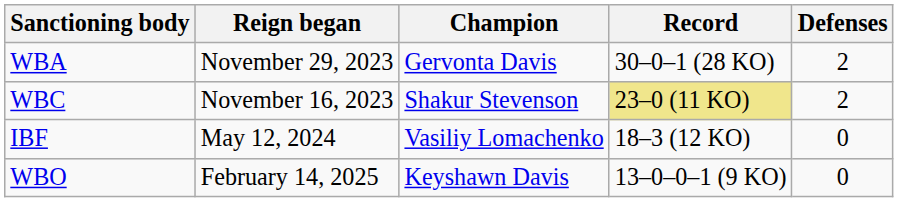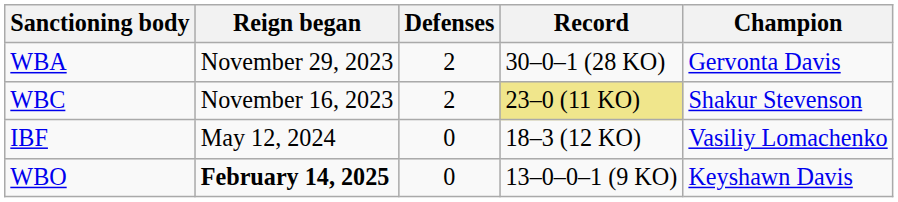columns swapped: (504, 23) <-> (843, 23)
(290, 176) normal -> (295, 176) bold
